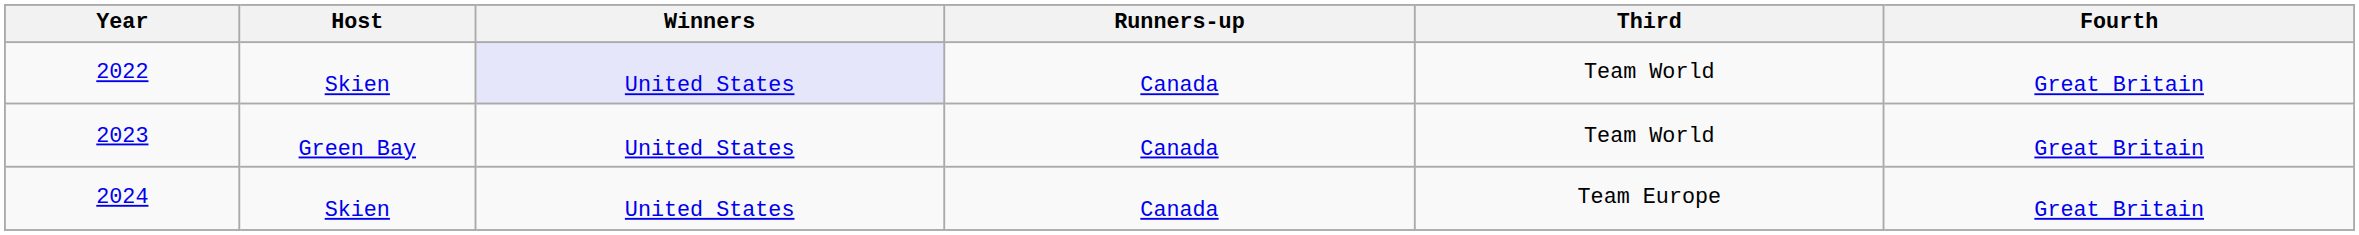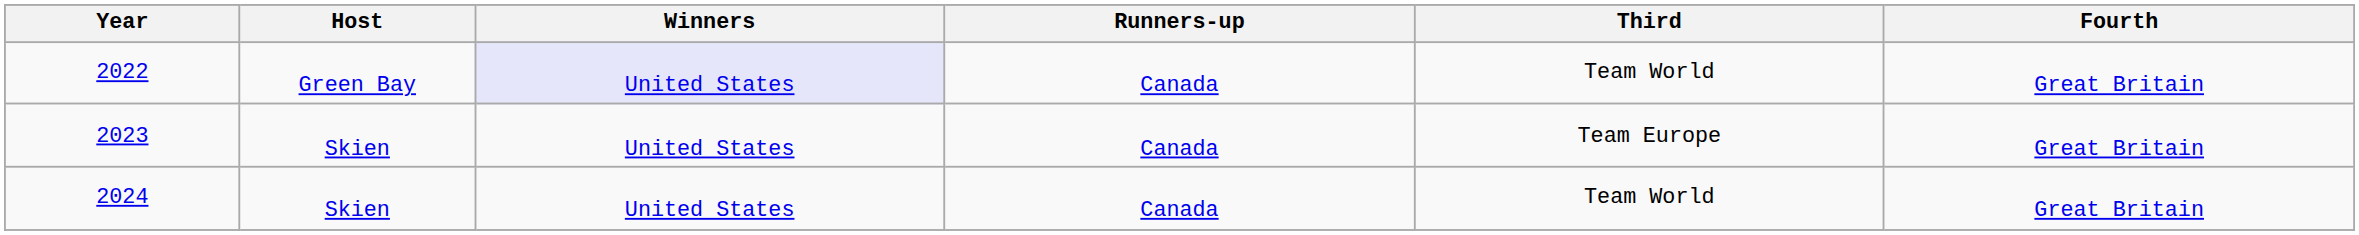(357, 85) Skien -> (357, 85) Green Bay
(357, 148) Green Bay -> (357, 148) Skien
(1649, 135) Team World -> (1649, 135) Team Europe
(1649, 198) Team Europe -> (1649, 198) Team World
